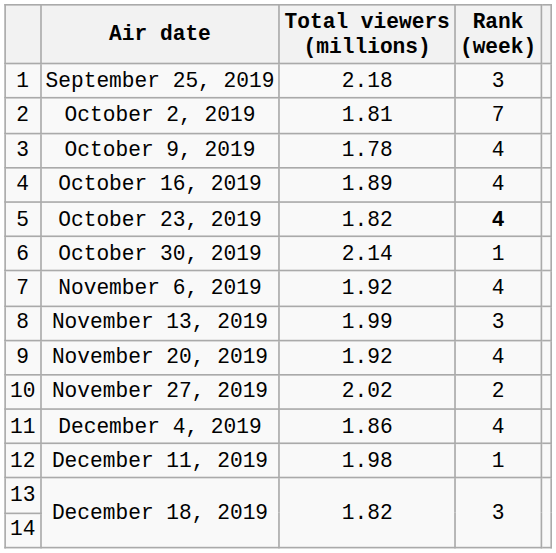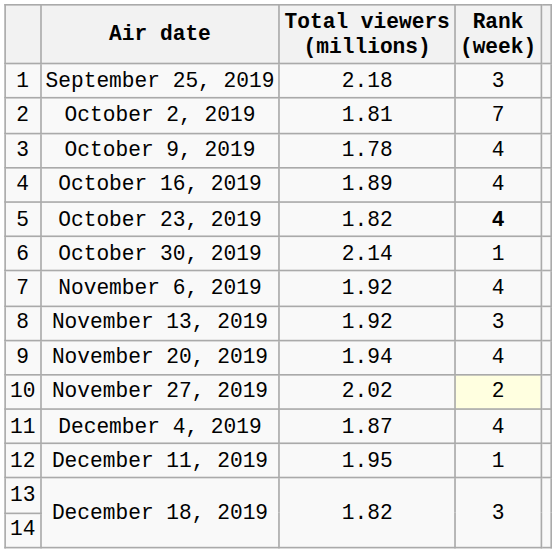(367, 323) 1.99 -> (367, 323) 1.92
(367, 357) 1.92 -> (367, 357) 1.94
(498, 392) no background -> (498, 392) lightyellow background
(367, 426) 1.86 -> (367, 426) 1.87
(367, 461) 1.98 -> (367, 461) 1.95
